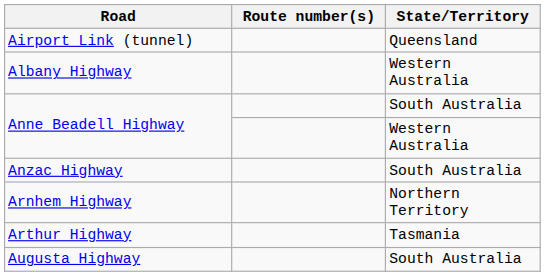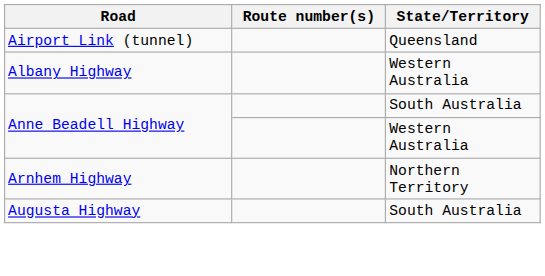- row: (65, 170)
- row: (70, 235)
